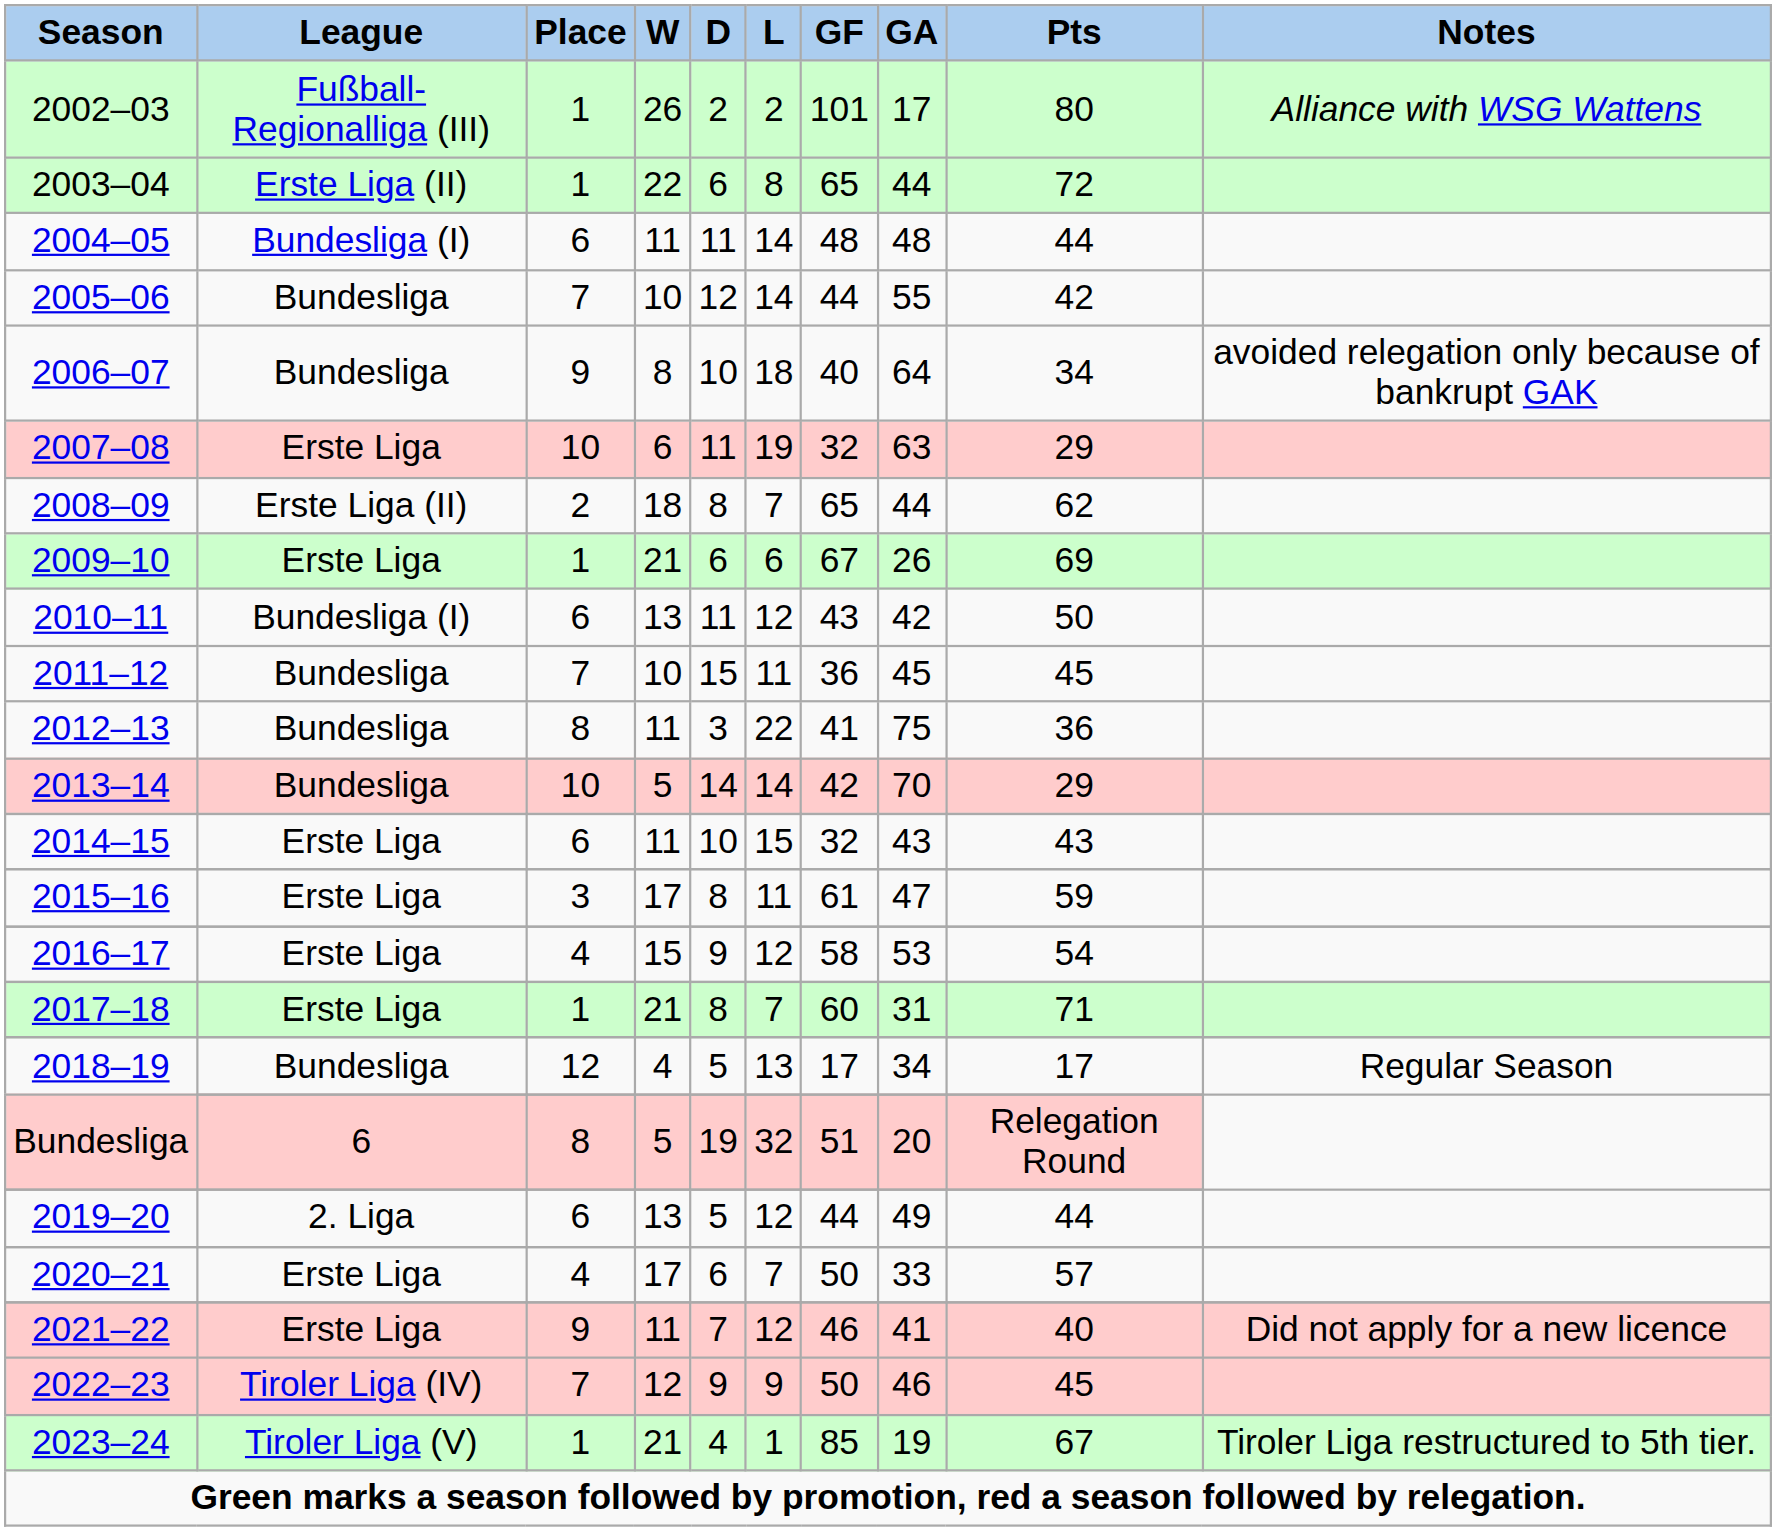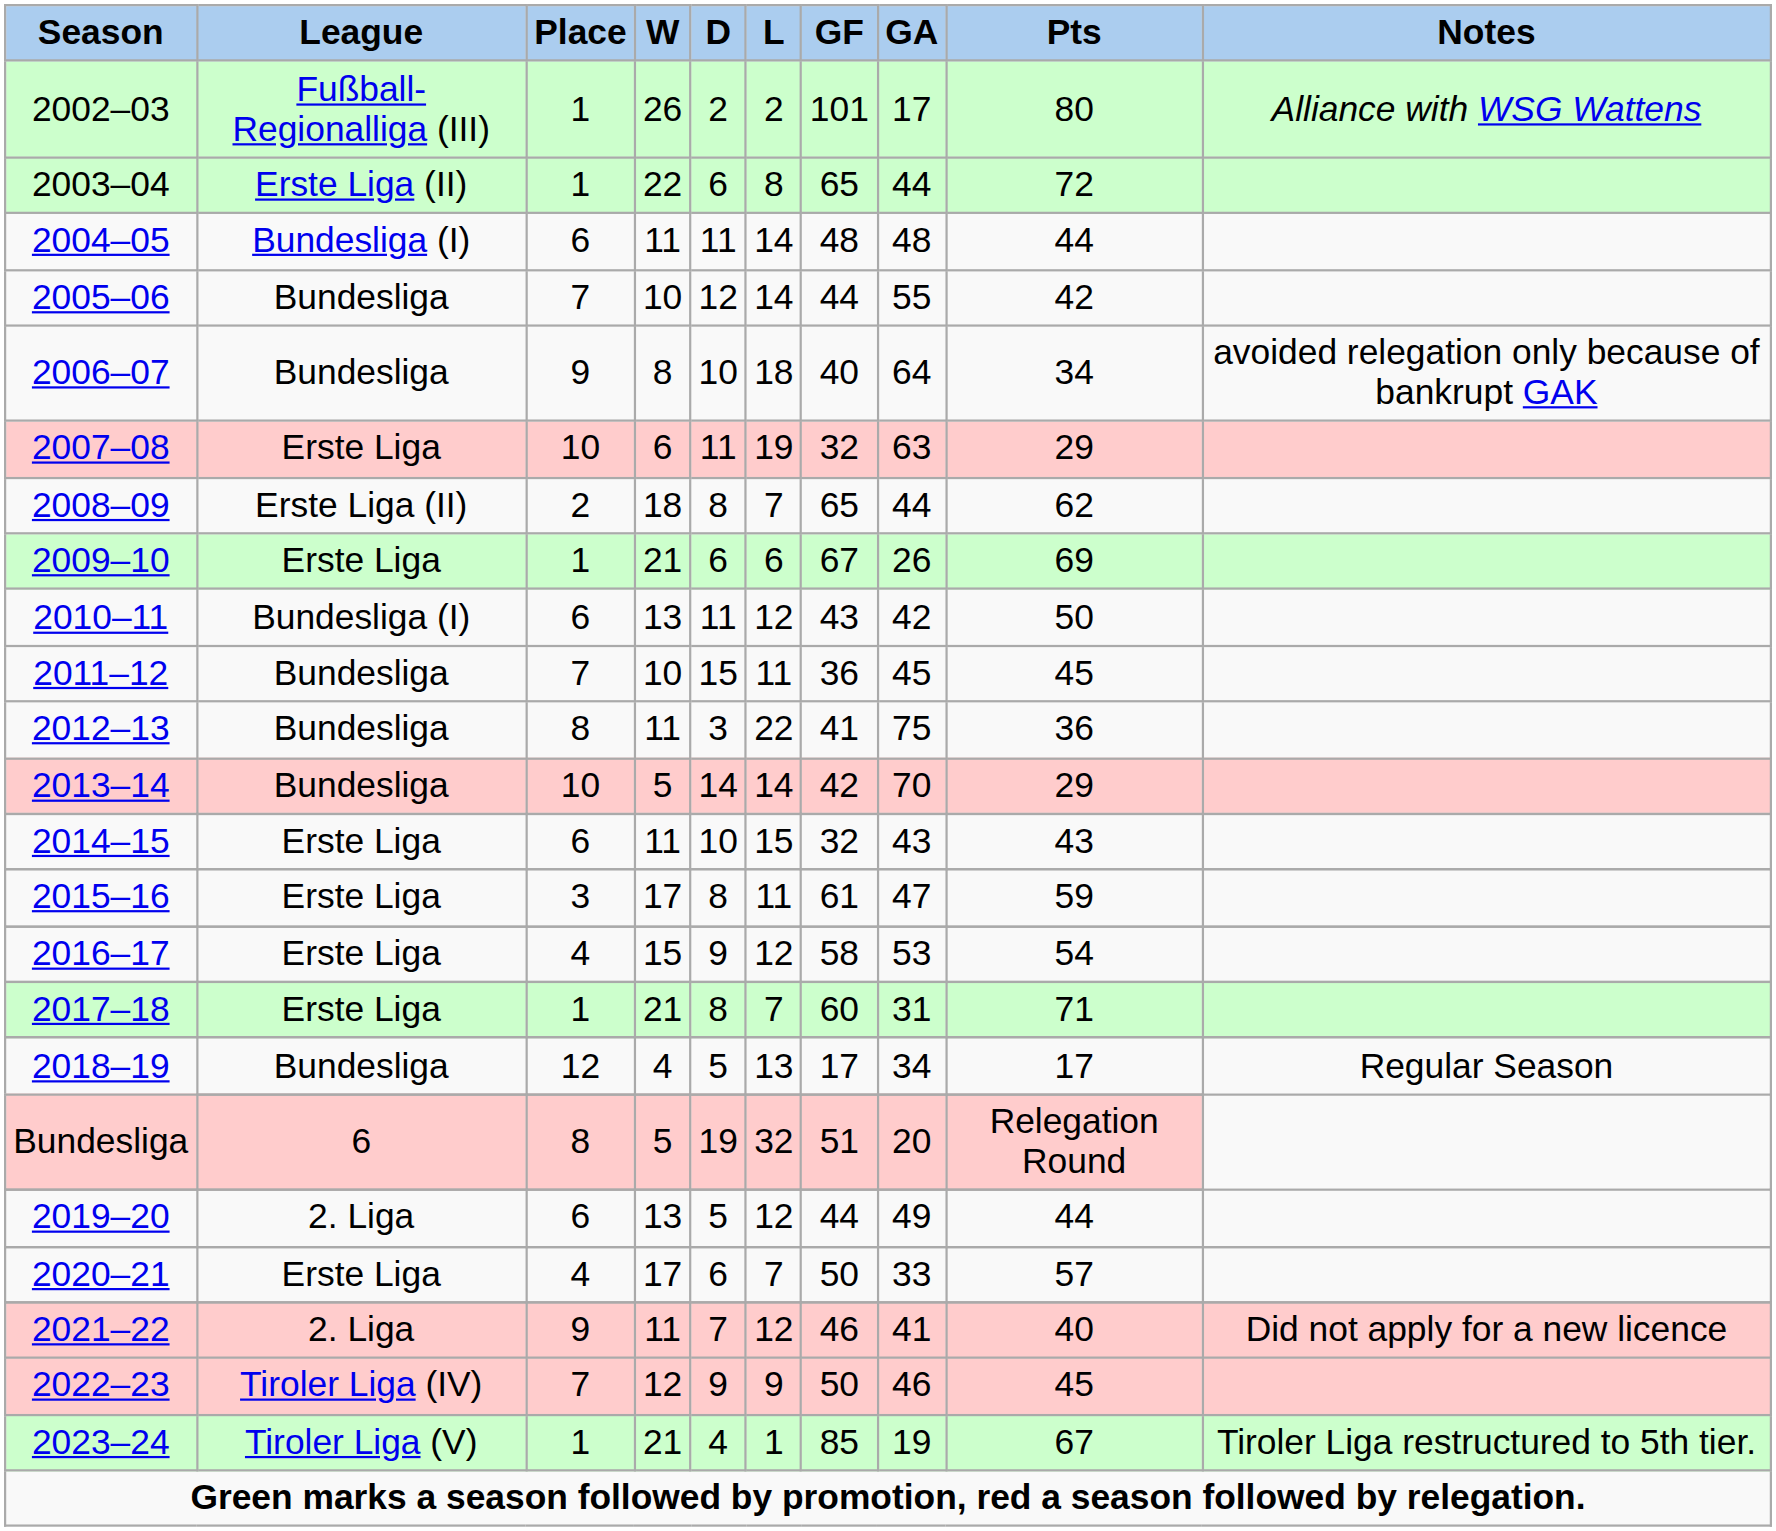(361, 1329) Erste Liga -> (361, 1329) 2. Liga
